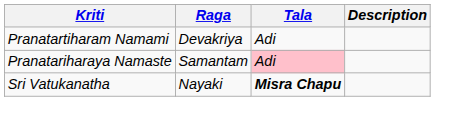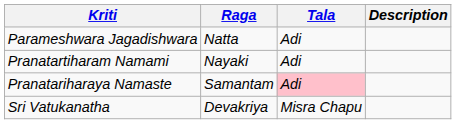+ row: (103, 38)
(211, 38) Devakriya -> (226, 61) Nayaki
(200, 84) Nayaki -> (236, 107) Devakriya
(298, 84) bold -> (321, 107) normal
